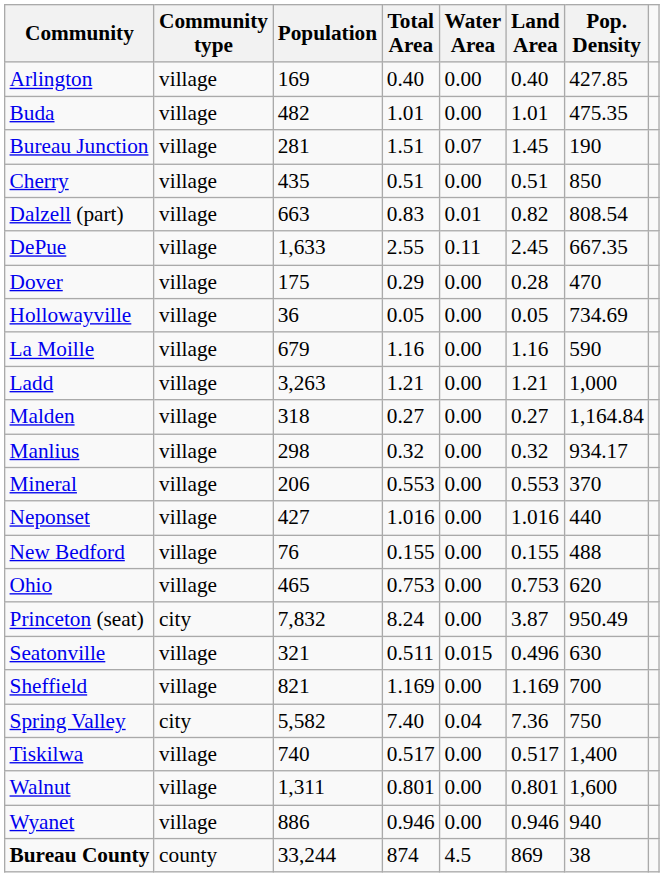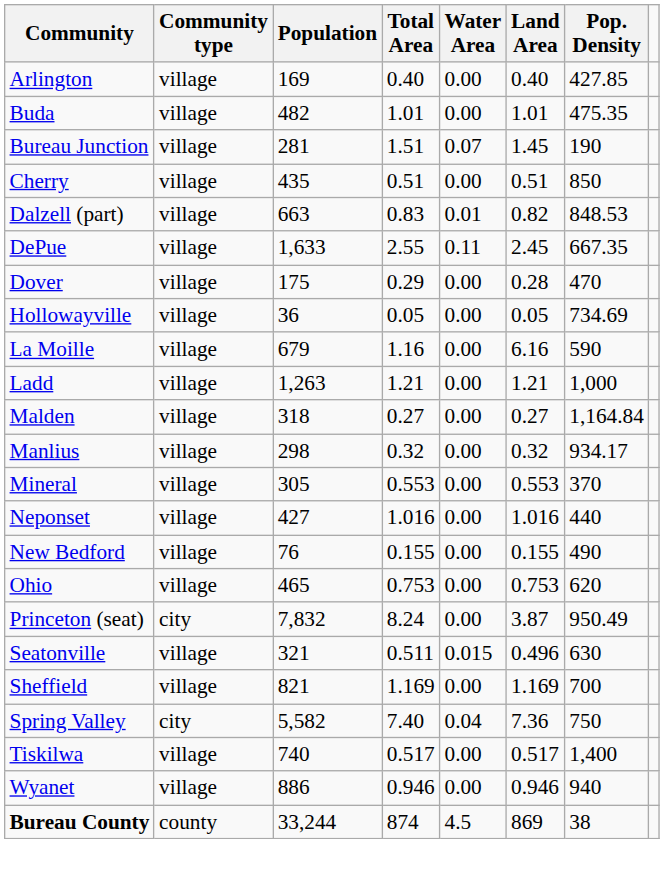(599, 214) 808.54 -> (599, 214) 848.53
(530, 349) 1.16 -> (530, 349) 6.16
(302, 382) 3,263 -> (302, 382) 1,263
(294, 484) 206 -> (294, 484) 305
(585, 551) 488 -> (585, 551) 490
- row: (40, 787)
